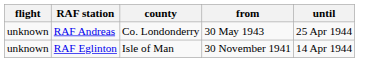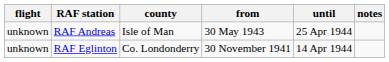+ column: (370, 13)
(161, 31) Co. Londonderry -> (148, 31) Isle of Man
(148, 48) Isle of Man -> (161, 48) Co. Londonderry
